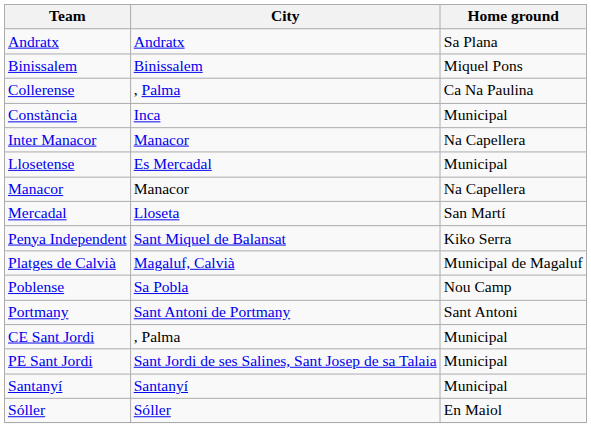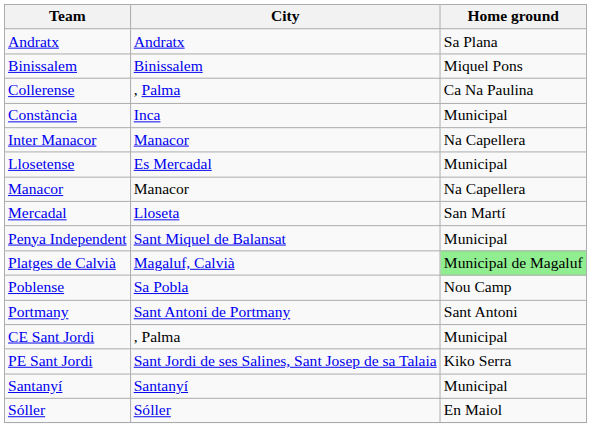(478, 238) Kiko Serra -> (476, 238) Municipal
(513, 262) no background -> (513, 262) lightgreen background
(476, 361) Municipal -> (478, 361) Kiko Serra
